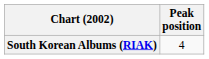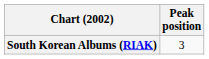(182, 44) 4 -> (182, 44) 3
